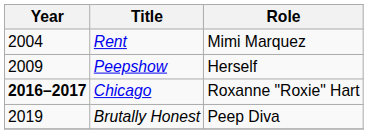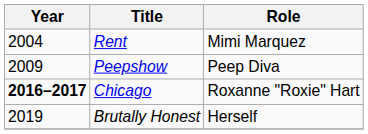(232, 66) Herself -> (244, 66) Peep Diva
(244, 116) Peep Diva -> (232, 116) Herself
